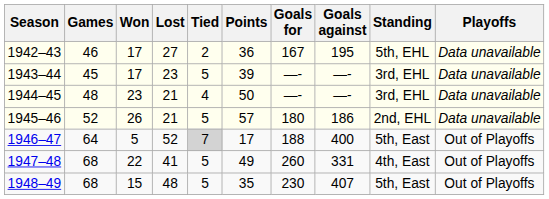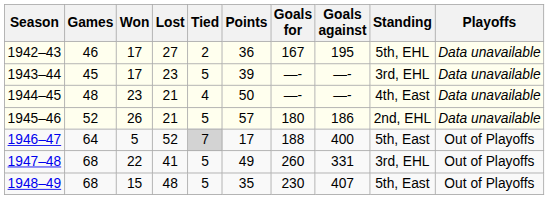(402, 96) 3rd, EHL -> (402, 96) 4th, East
(402, 161) 4th, East -> (402, 161) 3rd, EHL
